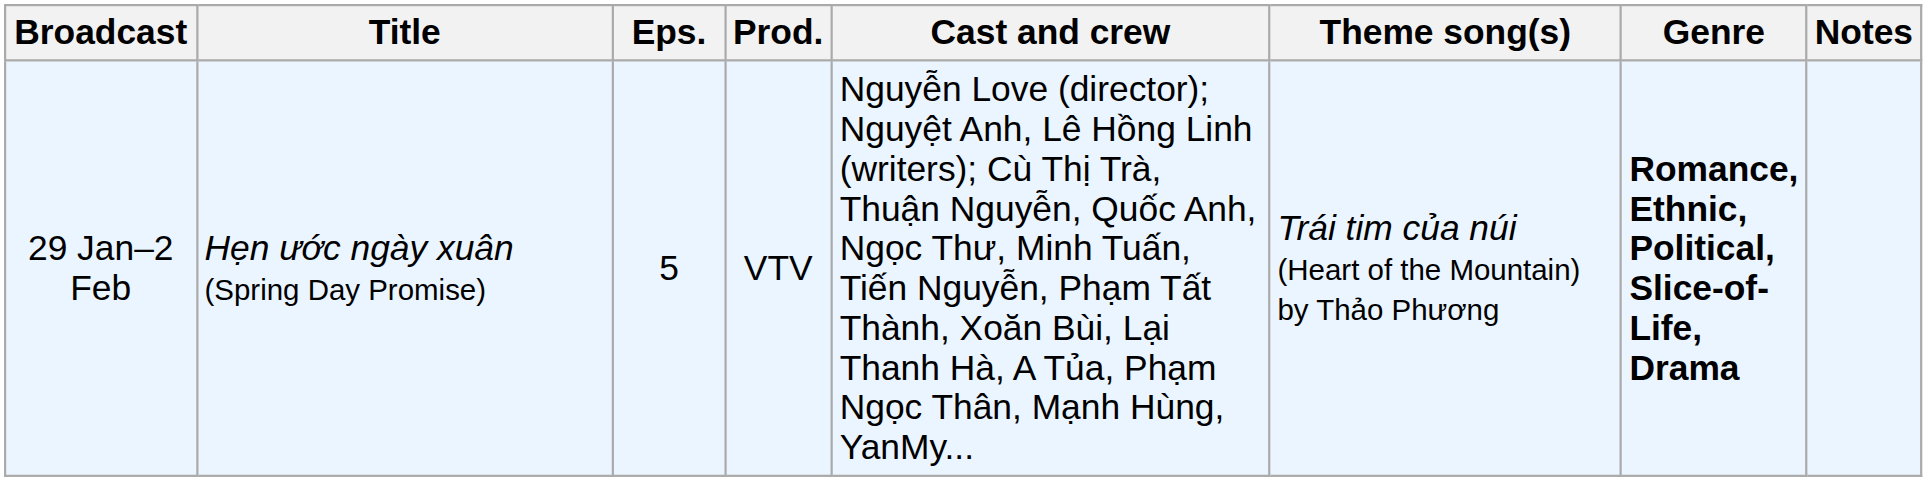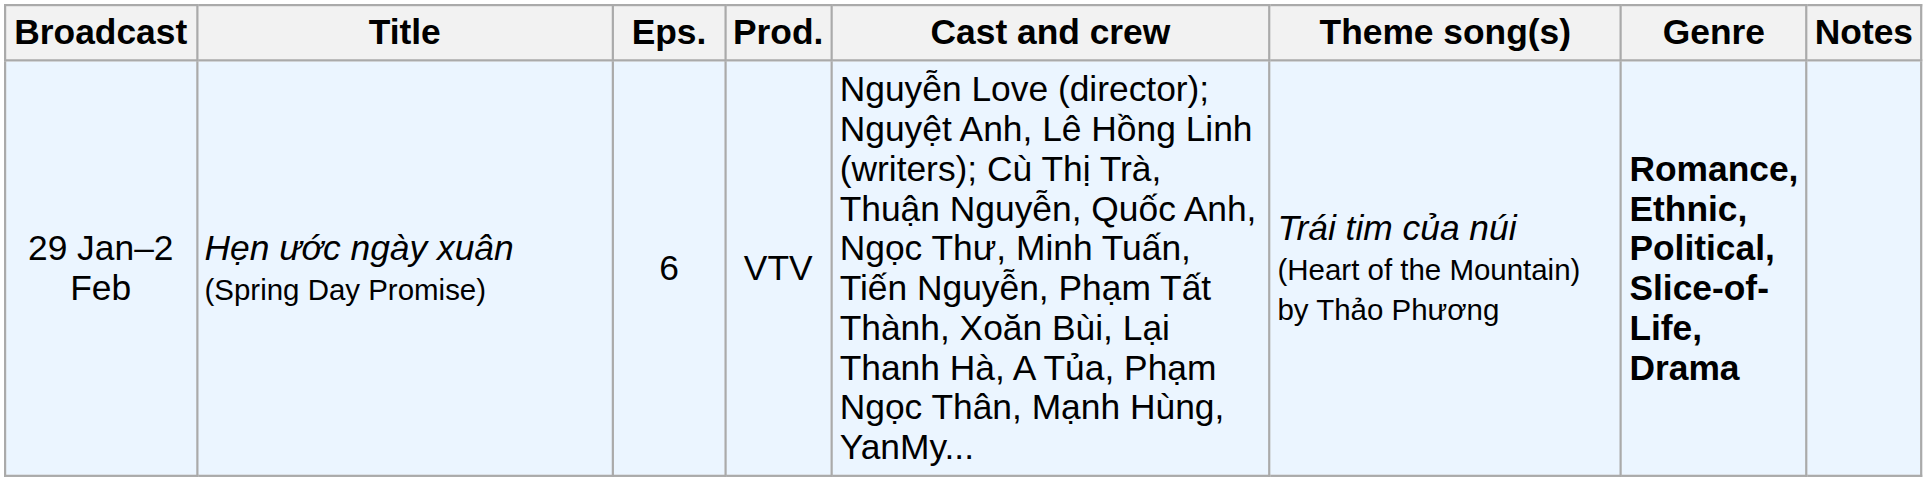(669, 267) 5 -> (669, 267) 6
